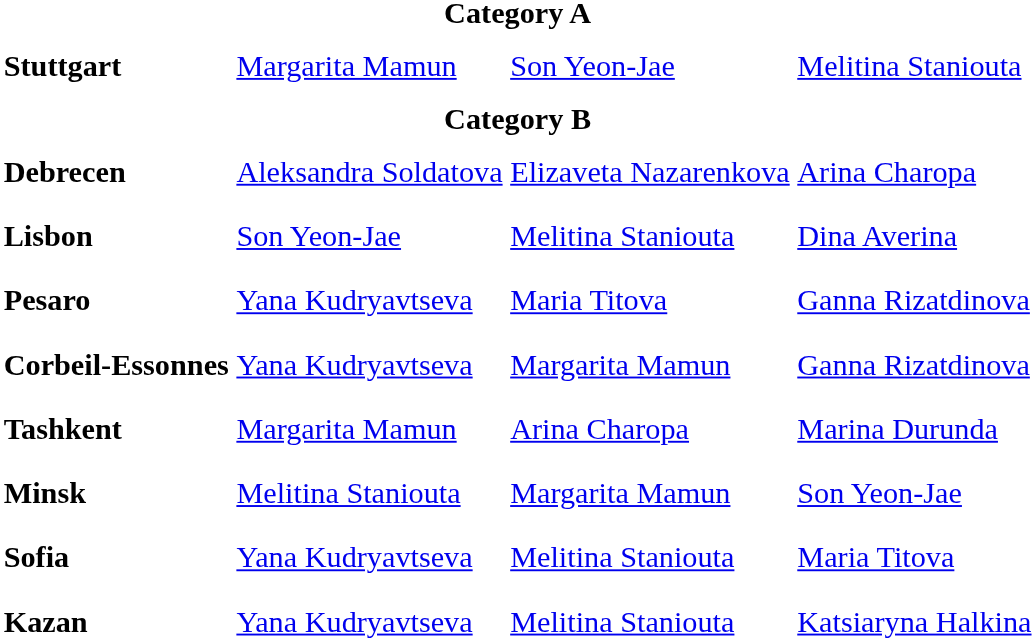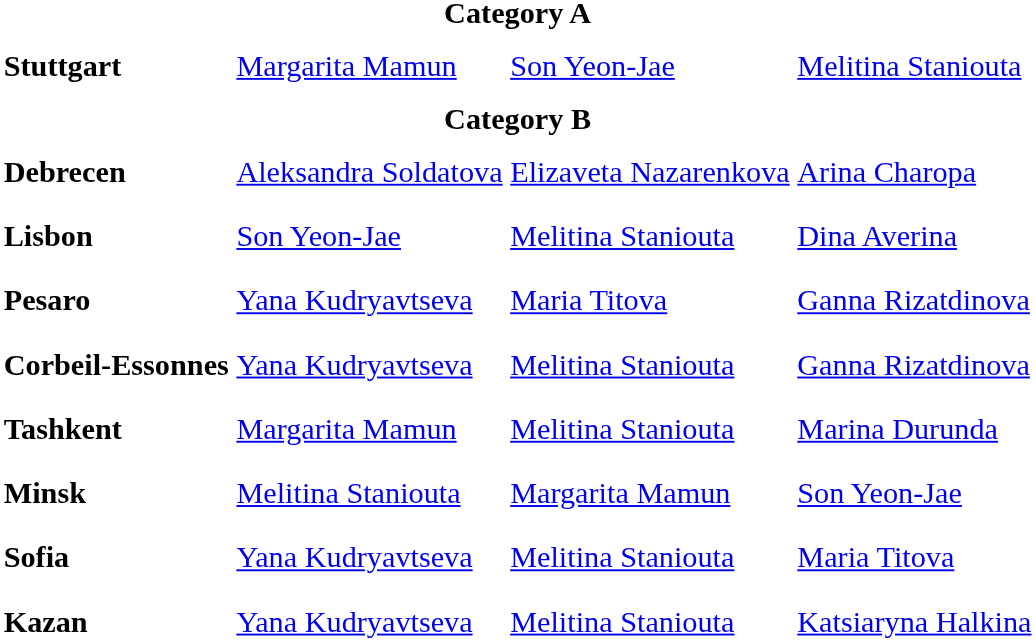(620, 364) Margarita Mamun -> (622, 364) Melitina Staniouta
(600, 429) Arina Charopa -> (622, 429) Melitina Staniouta
